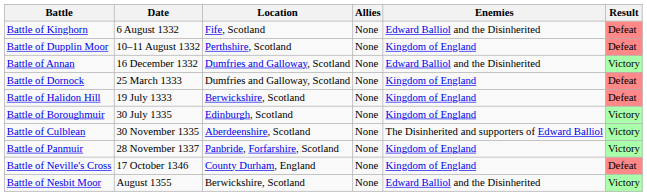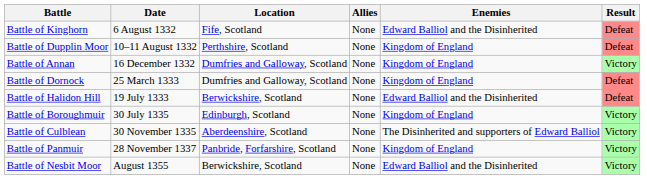(463, 64) Edward Balliol and the Disinherited -> (428, 64) Kingdom of England
(431, 98) Kingdom of England -> (460, 98) Edward Balliol and the Disinherited
- row: (59, 166)
